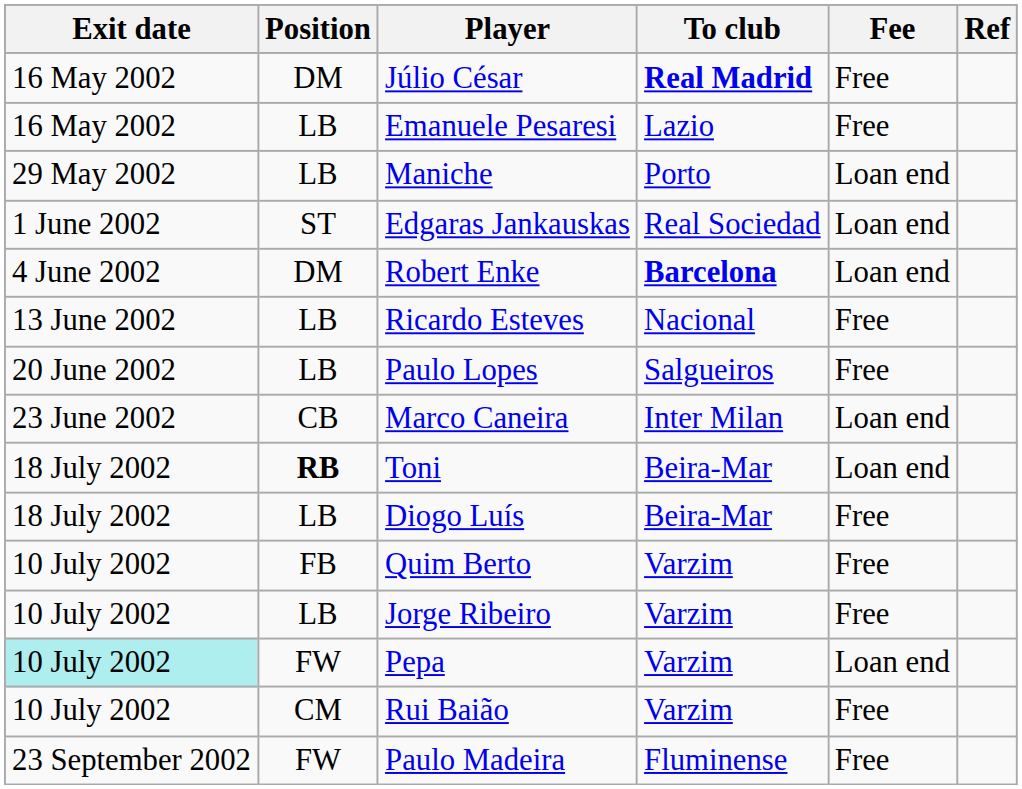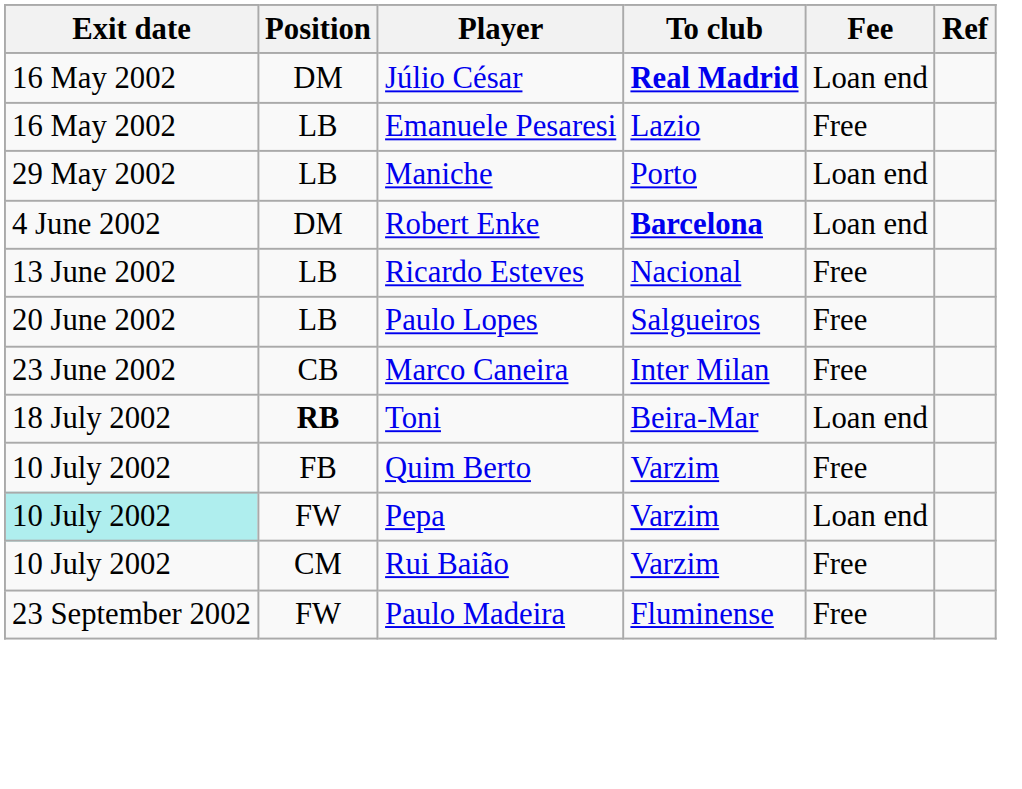(862, 77) Free -> (870, 77) Loan end
- row: (508, 223)
(892, 418) Loan end -> (840, 369) Free
- row: (455, 516)
- row: (468, 613)
